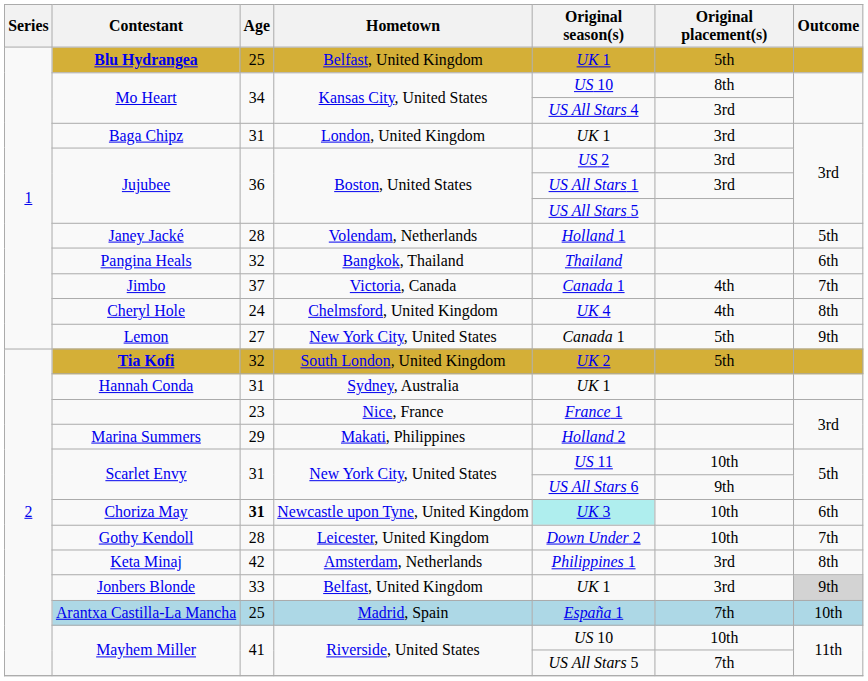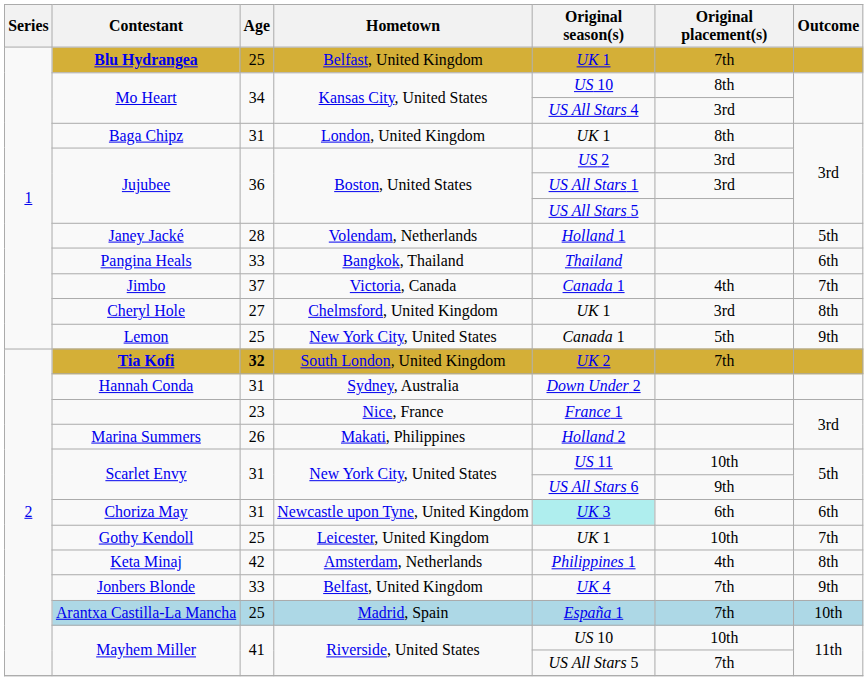(724, 60) 5th -> (724, 60) 7th
(724, 135) 3rd -> (724, 135) 8th
(257, 260) 32 -> (257, 260) 33
(257, 311) 24 -> (257, 311) 27
(594, 311) UK 4 -> (594, 311) UK 1
(724, 311) 4th -> (724, 311) 3rd
(257, 336) 27 -> (257, 336) 25
(257, 361) normal -> (257, 361) bold
(724, 361) 5th -> (724, 361) 7th
(594, 386) UK 1 -> (594, 386) Down Under 2
(257, 436) 29 -> (257, 436) 26
(257, 512) bold -> (257, 512) normal
(724, 512) 10th -> (724, 512) 6th
(257, 537) 28 -> (257, 537) 25
(594, 537) Down Under 2 -> (594, 537) UK 1
(724, 562) 3rd -> (724, 562) 4th
(594, 587) UK 1 -> (594, 587) UK 4
(724, 587) 3rd -> (724, 587) 7th
(828, 587) lightgrey background -> (828, 587) no background
